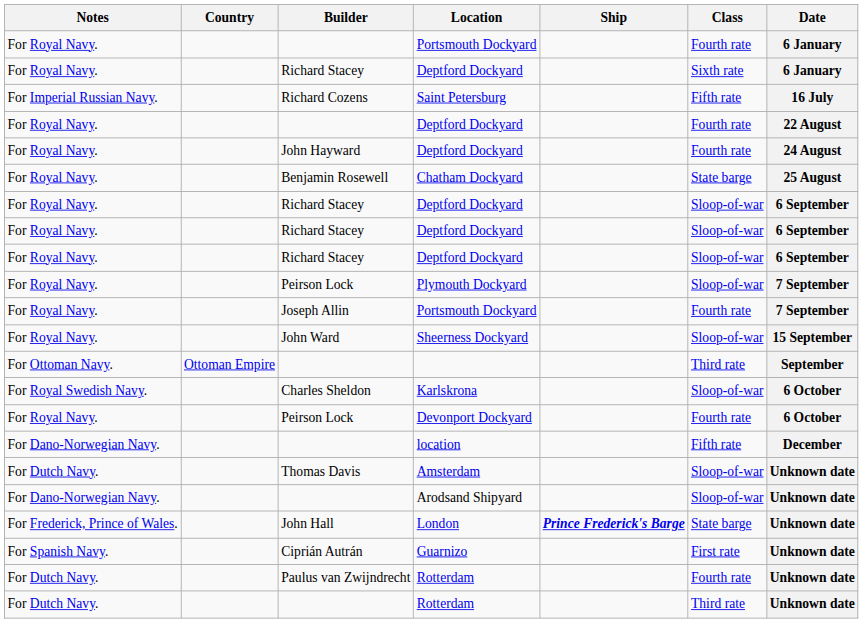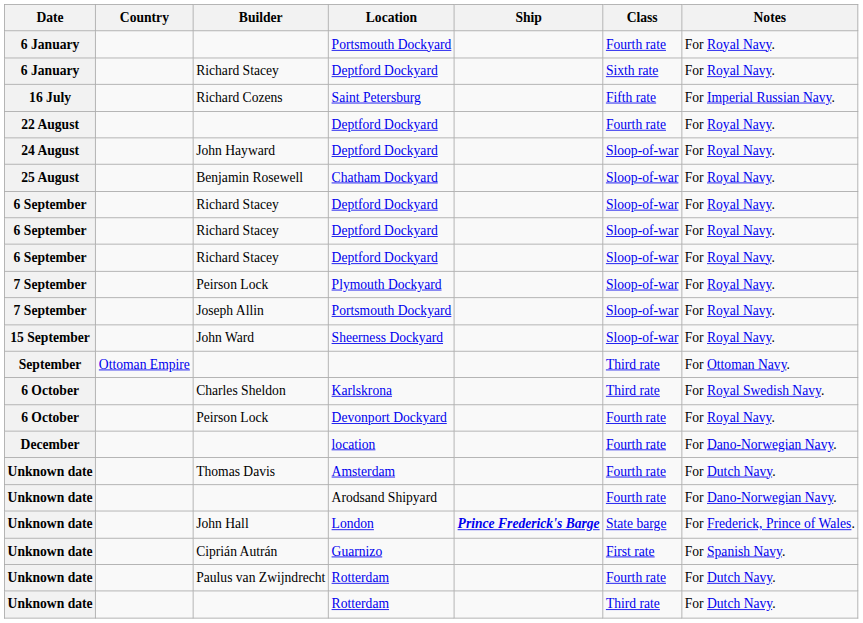columns swapped: (812, 17) <-> (93, 17)
(721, 151) Fourth rate -> (642, 151) Sloop-of-war
(721, 177) State barge -> (642, 177) Sloop-of-war
(721, 311) Fourth rate -> (642, 311) Sloop-of-war
(727, 391) Sloop-of-war -> (633, 391) Third rate
(716, 444) Fifth rate -> (636, 444) Fourth rate
(727, 471) Sloop-of-war -> (636, 471) Fourth rate
(727, 497) Sloop-of-war -> (636, 497) Fourth rate
